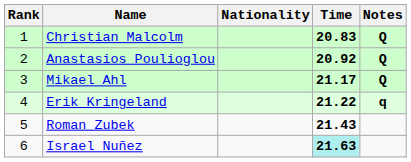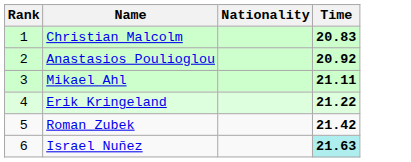- column: (383, 15)
(336, 81) 21.17 -> (336, 81) 21.11
(336, 125) 21.43 -> (336, 125) 21.42
